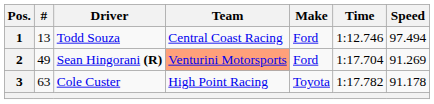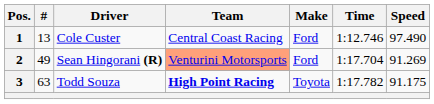(88, 37) Todd Souza -> (88, 37) Cole Custer
(408, 37) 97.494 -> (408, 37) 97.490
(88, 81) Cole Custer -> (88, 81) Todd Souza
(218, 81) normal -> (221, 81) bold
(408, 81) 91.178 -> (408, 81) 91.175
